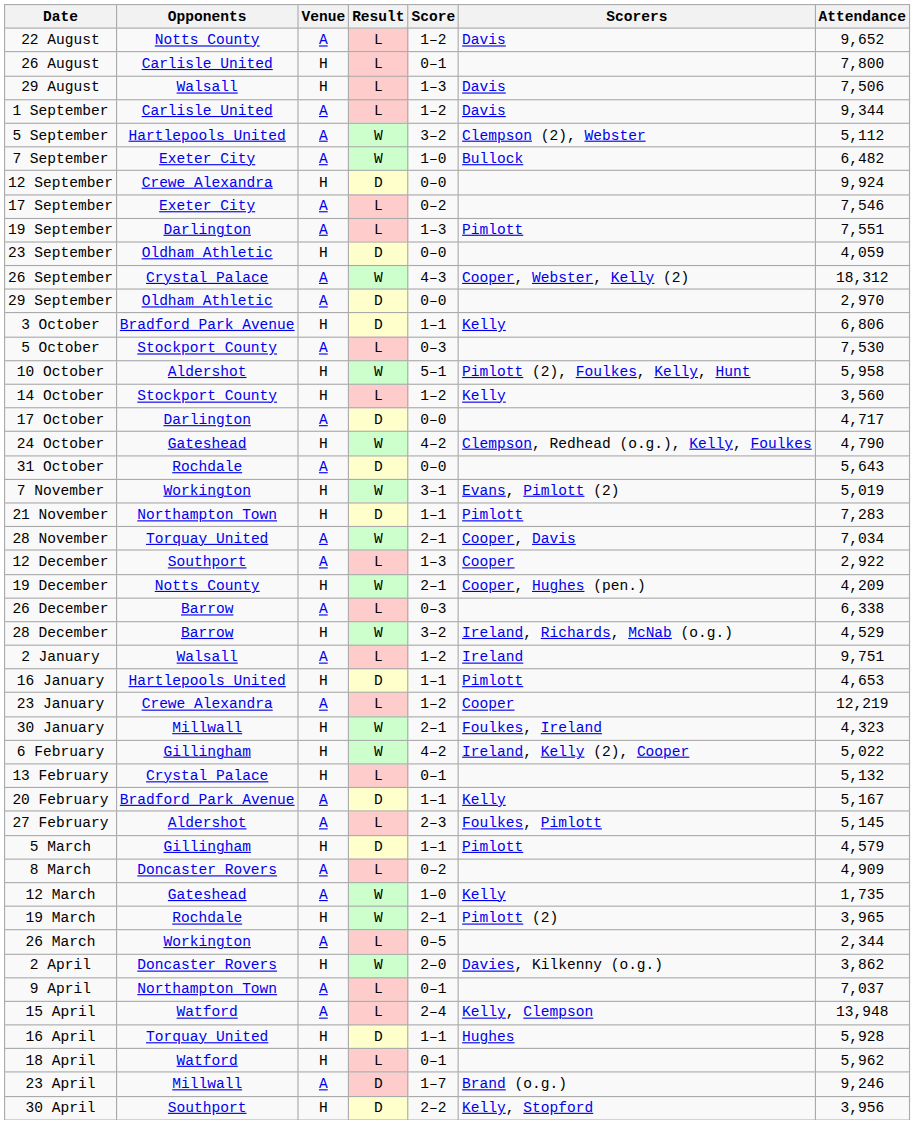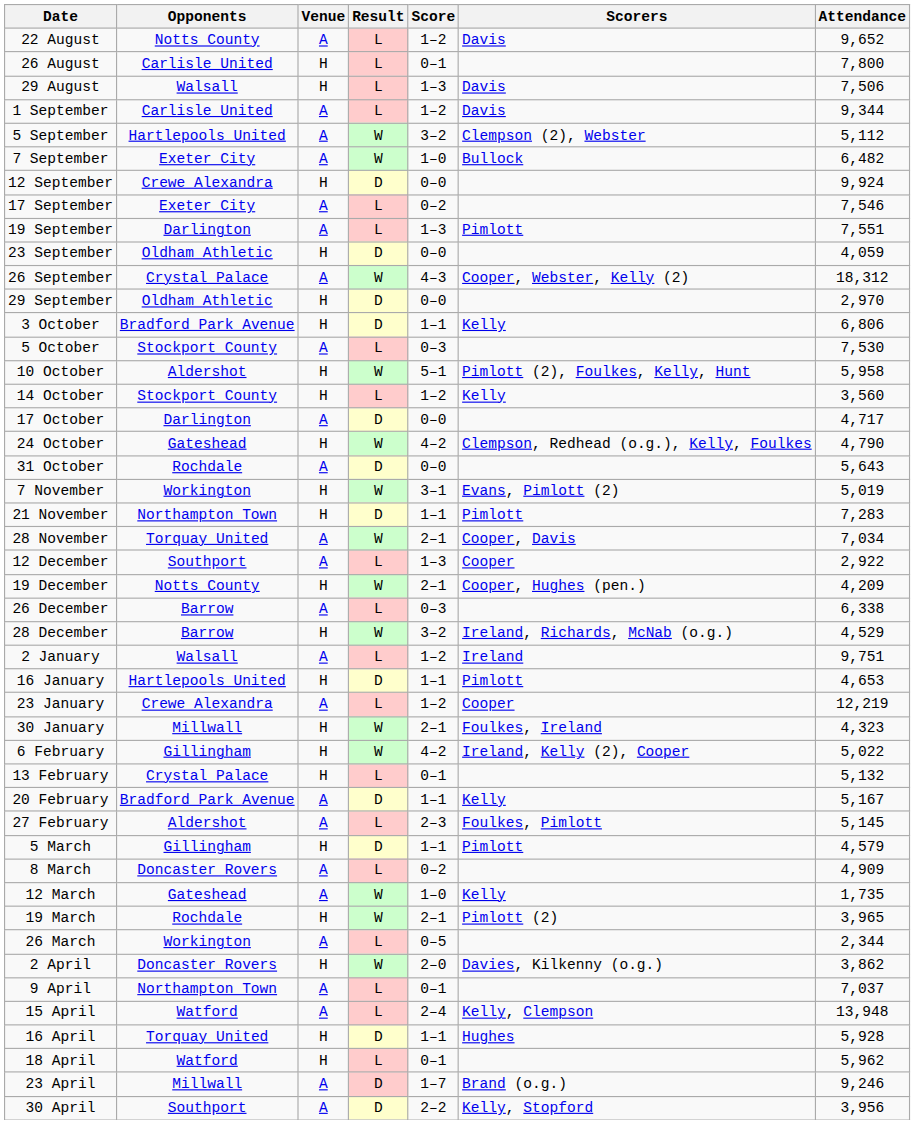(323, 301) A -> (323, 301) H
(323, 1108) H -> (323, 1108) A
